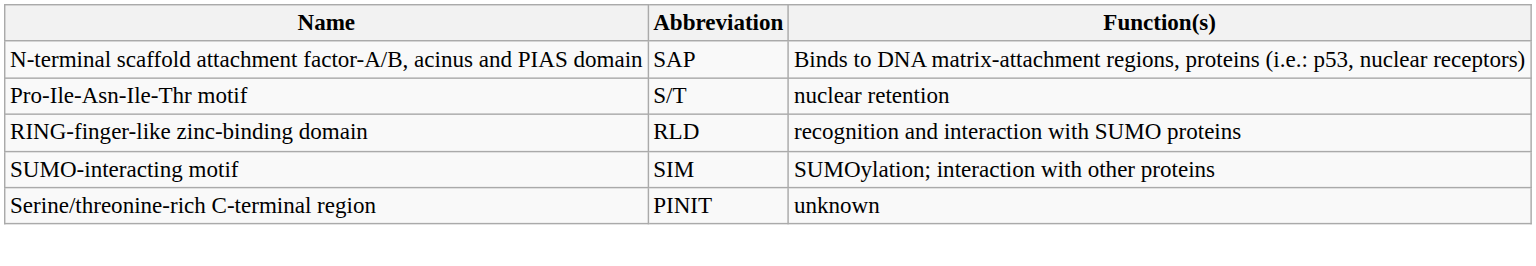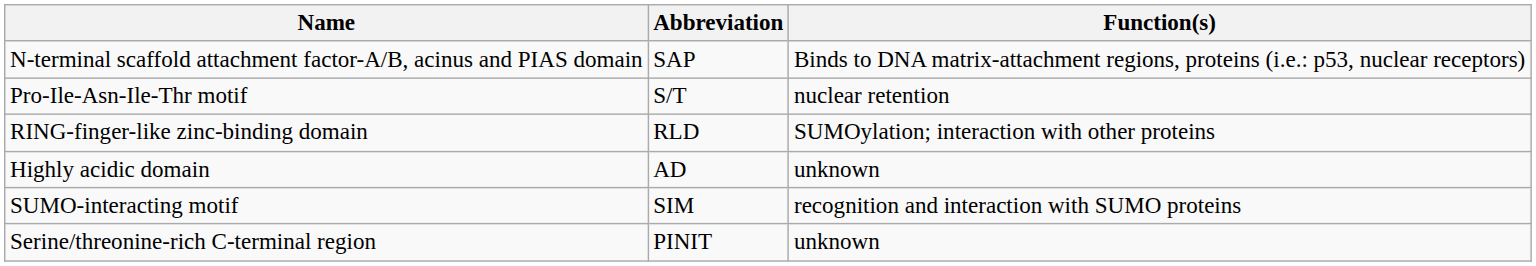(1018, 132) recognition and interaction with SUMO proteins -> (1005, 132) SUMOylation; interaction with other proteins
+ row: (110, 168)
(1005, 168) SUMOylation; interaction with other proteins -> (1018, 205) recognition and interaction with SUMO proteins
